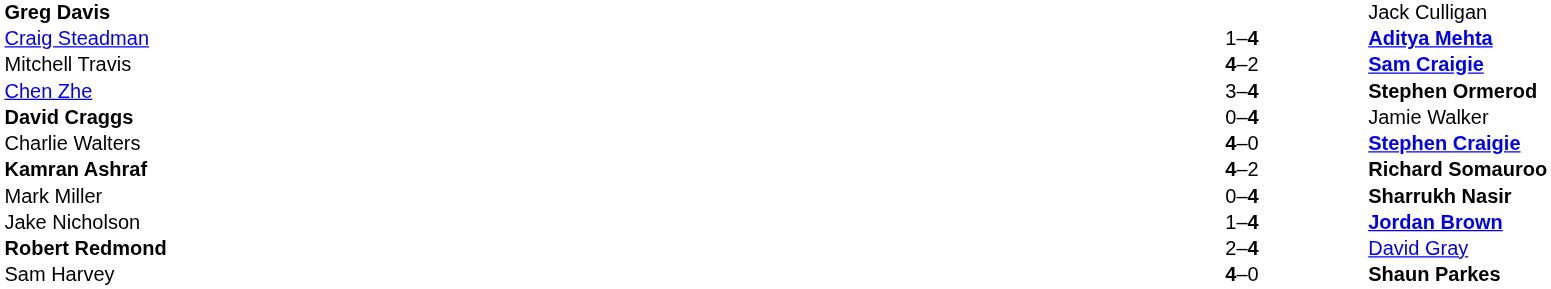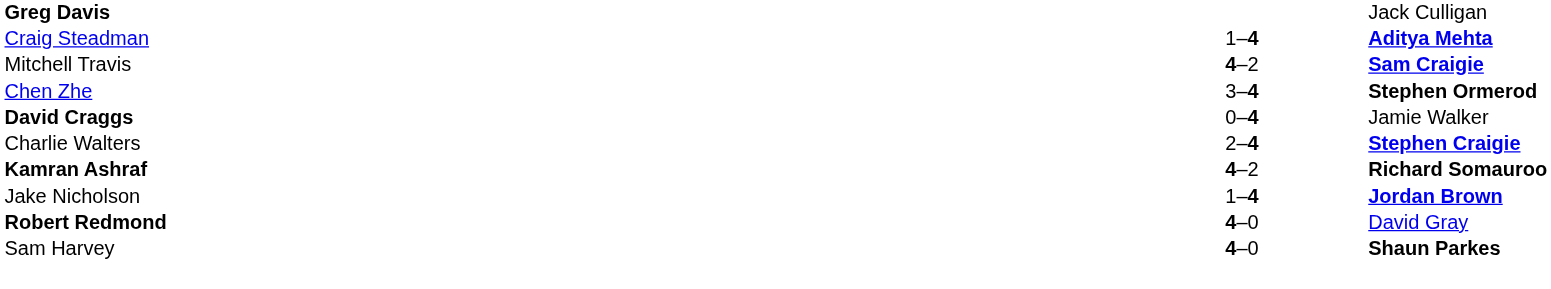(1242, 143) 4–0 -> (1242, 143) 2–4
- row: (53, 196)
(1242, 248) 2–4 -> (1242, 222) 4–0
